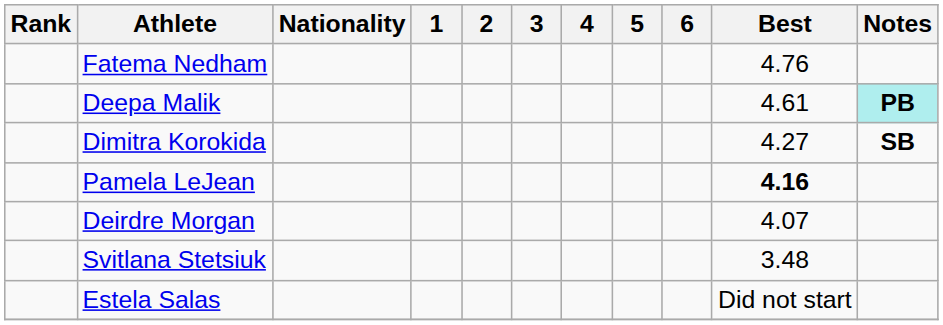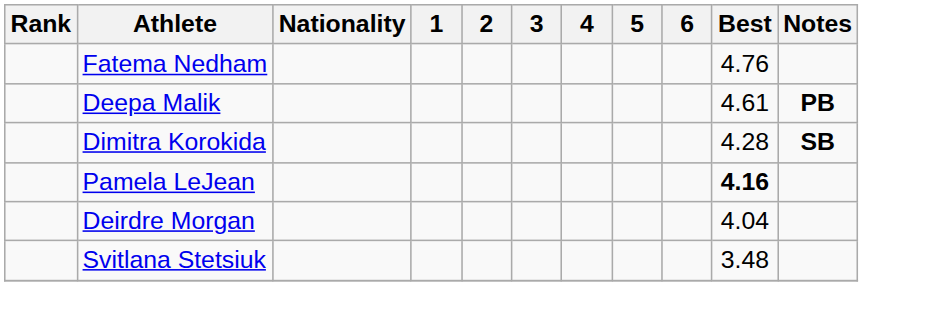(898, 102) paleturquoise background -> (818, 102) no background
(785, 142) 4.27 -> (745, 142) 4.28
(785, 220) 4.07 -> (745, 220) 4.04
- row: (151, 299)
